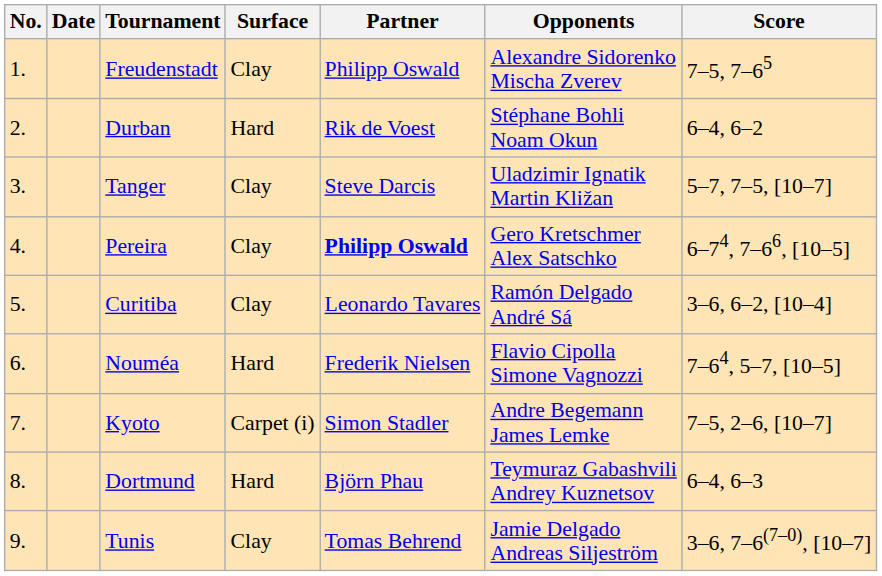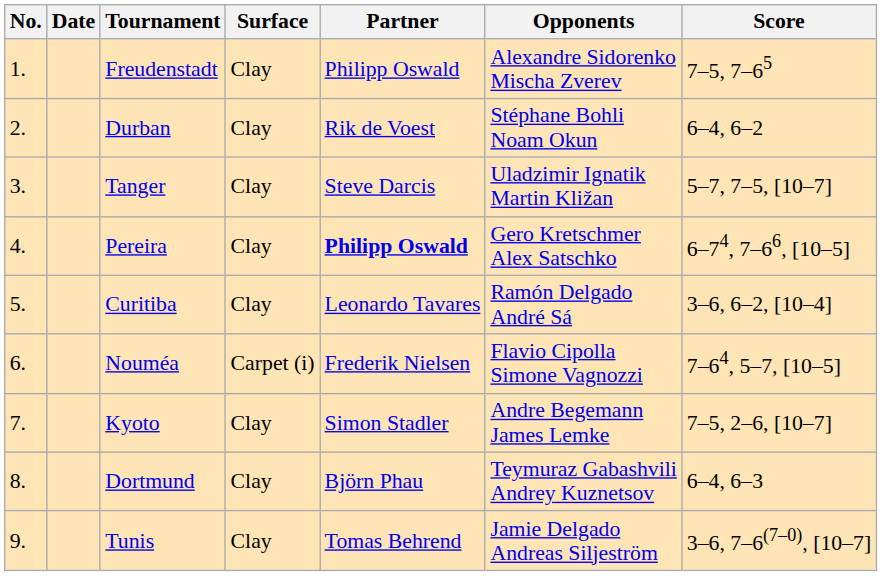(252, 127) Hard -> (251, 127) Clay
(252, 363) Hard -> (273, 363) Carpet (i)
(273, 422) Carpet (i) -> (251, 422) Clay
(252, 481) Hard -> (251, 481) Clay
